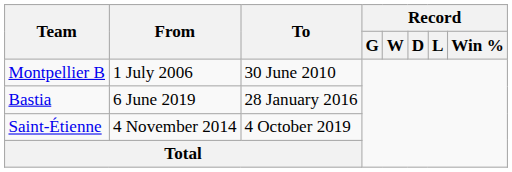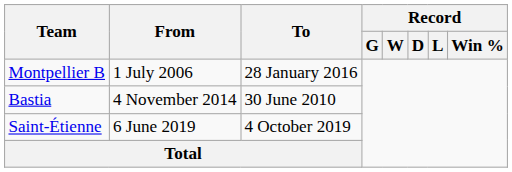(290, 72) 30 June 2010 -> (301, 72) 28 January 2016
(154, 99) 6 June 2019 -> (175, 99) 4 November 2014
(301, 99) 28 January 2016 -> (290, 99) 30 June 2010
(175, 126) 4 November 2014 -> (154, 126) 6 June 2019
